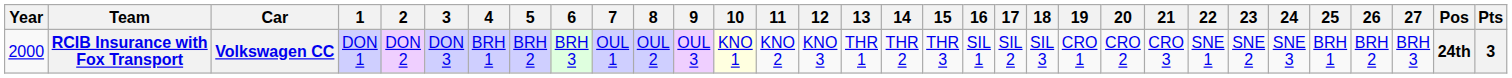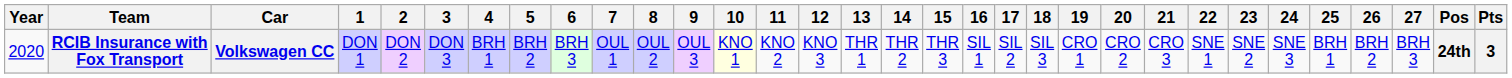(26, 51) 2000 -> (26, 51) 2020
